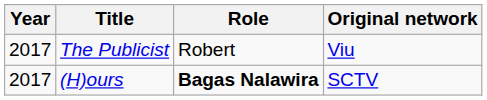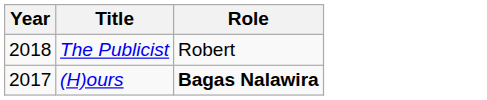- column: (403, 19)
(30, 49) 2017 -> (30, 49) 2018
